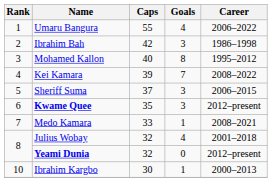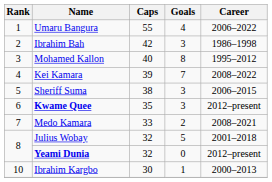(147, 91) 37 -> (147, 91) 38
(183, 122) 1 -> (183, 122) 2
(183, 138) 4 -> (183, 138) 5
